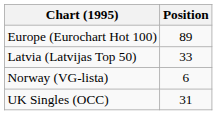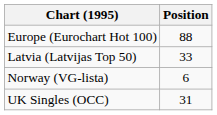(186, 36) 89 -> (186, 36) 88
